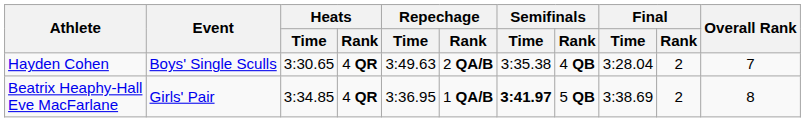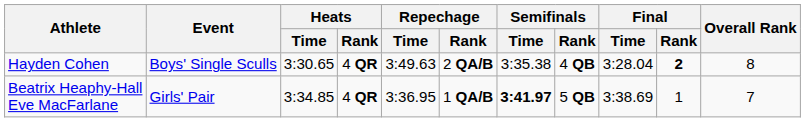(679, 65) normal -> (679, 65) bold
(751, 65) 7 -> (751, 65) 8
(679, 97) 2 -> (679, 97) 1
(751, 97) 8 -> (751, 97) 7
